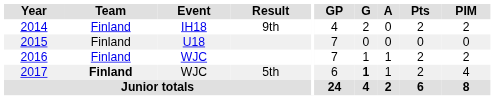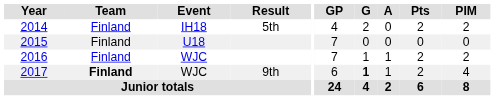(271, 26) 9th -> (271, 26) 5th
(271, 72) 5th -> (271, 72) 9th
